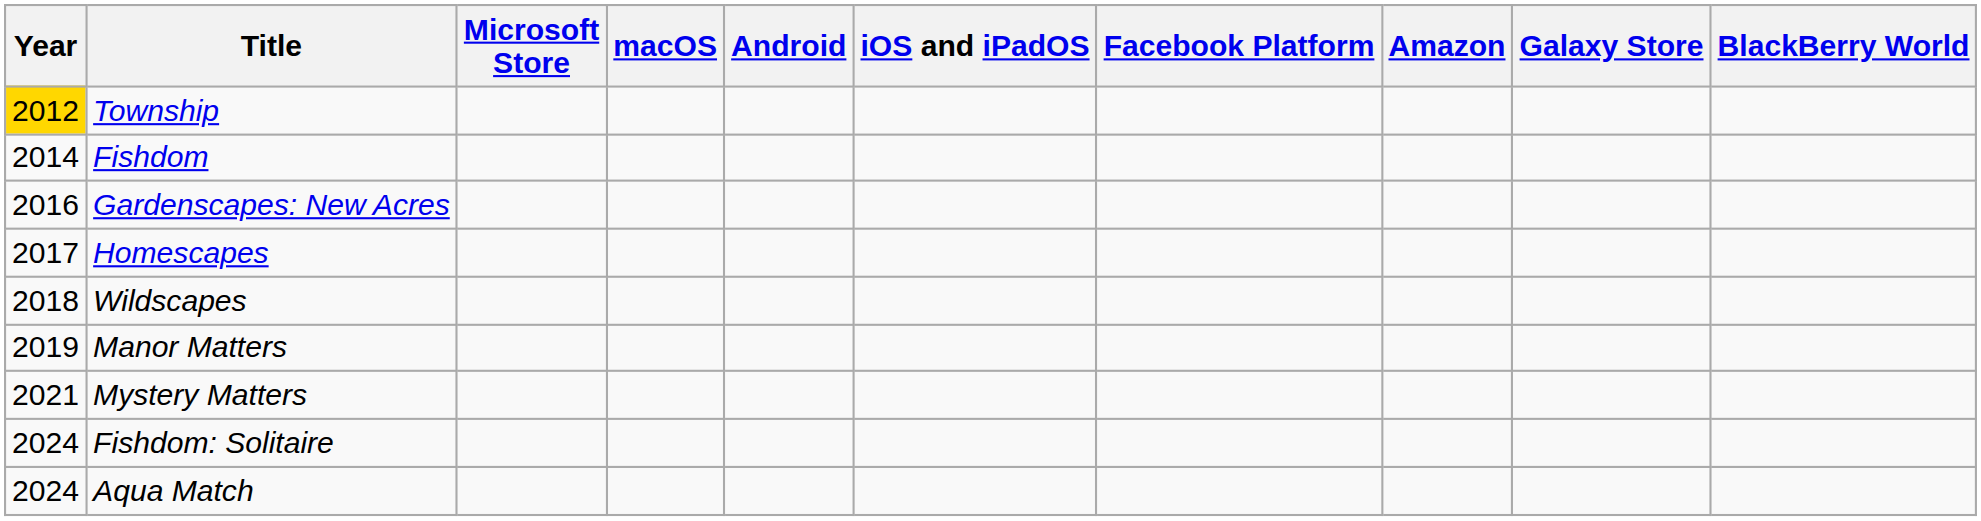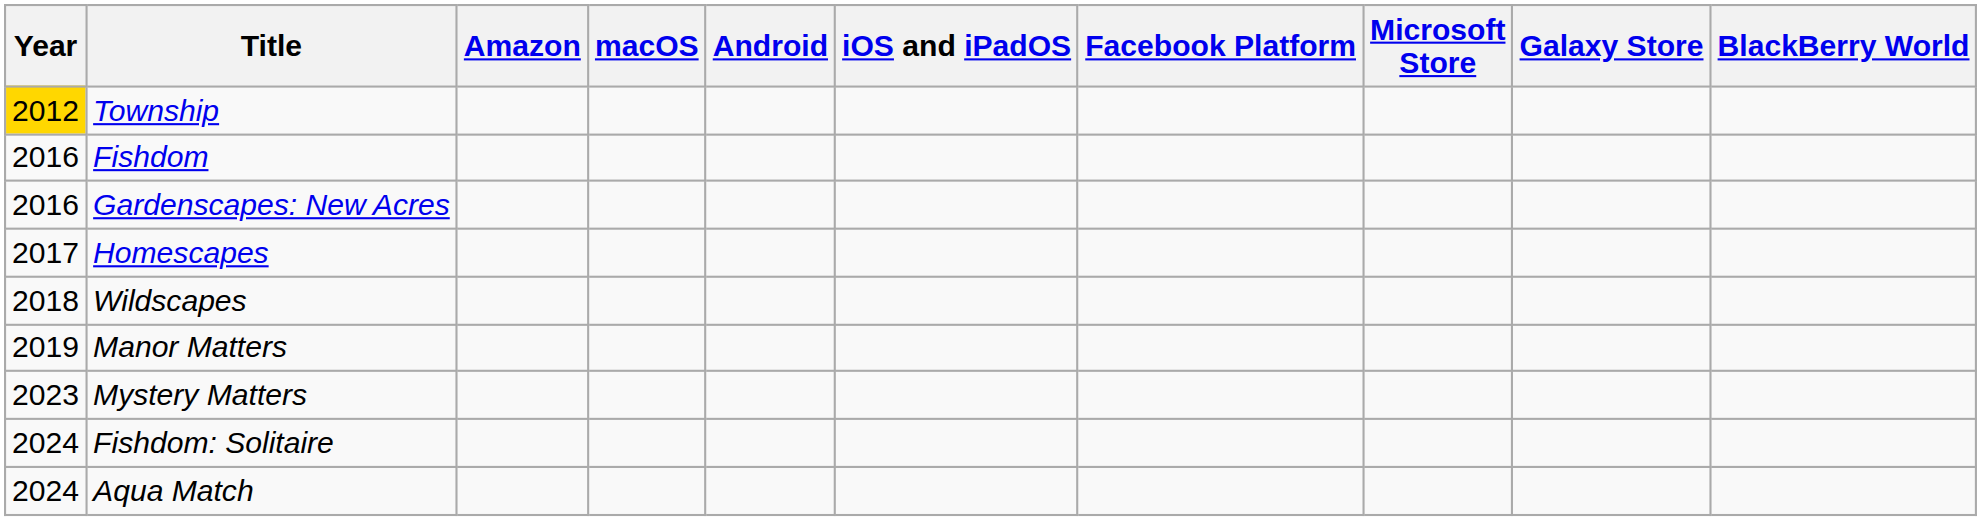columns swapped: (532, 46) <-> (1447, 46)
(46, 158) 2014 -> (46, 158) 2016
(46, 395) 2021 -> (46, 395) 2023
